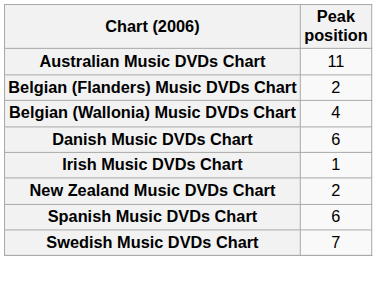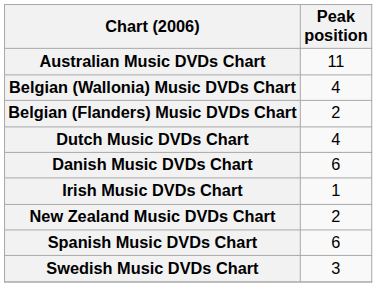rows swapped: (152, 87) <-> (152, 113)
+ row: (152, 139)
(336, 242) 7 -> (336, 268) 3
